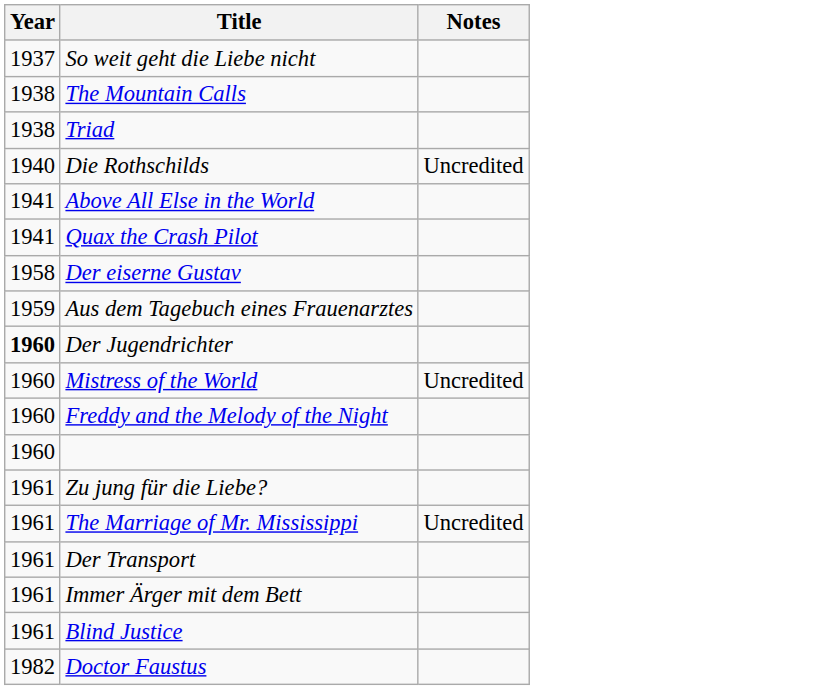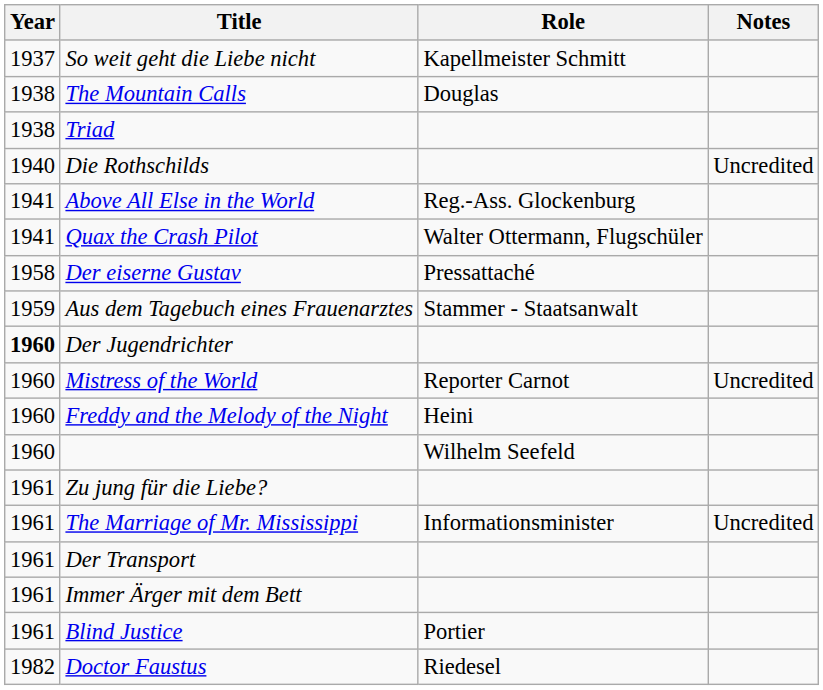+ column: (563, 22)
